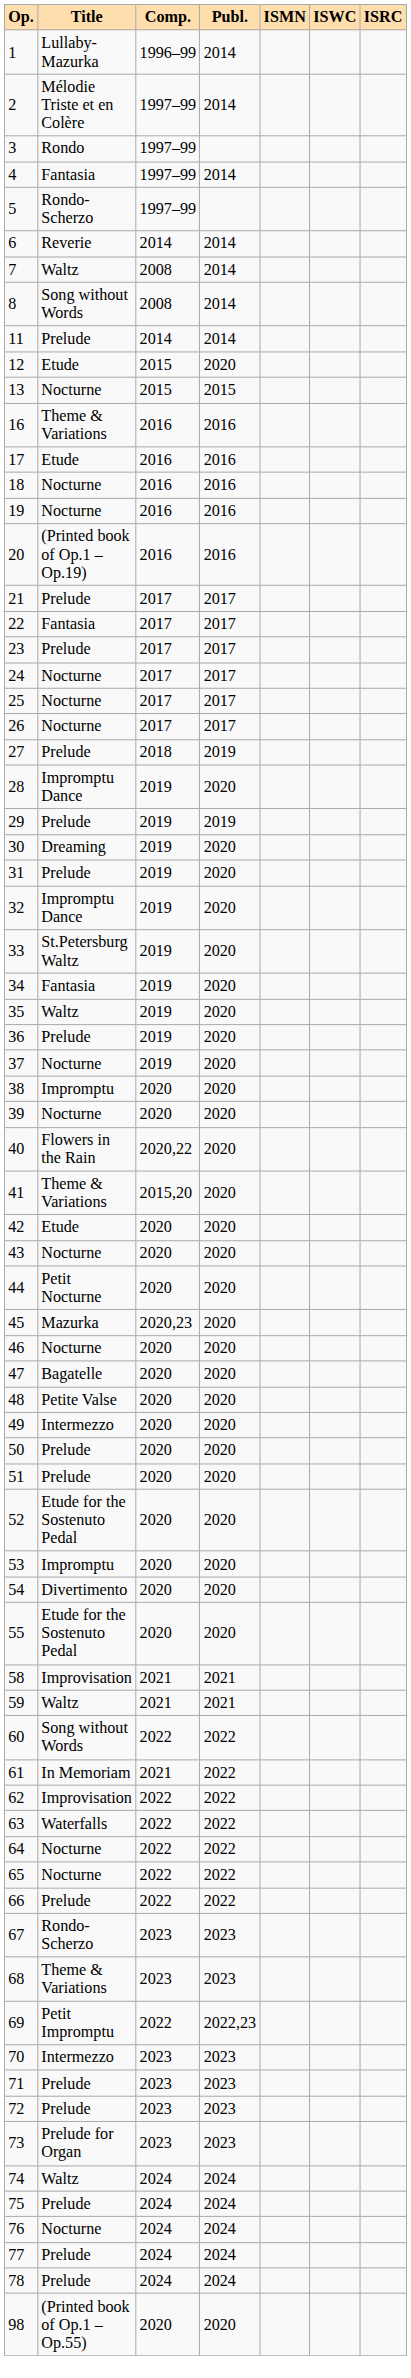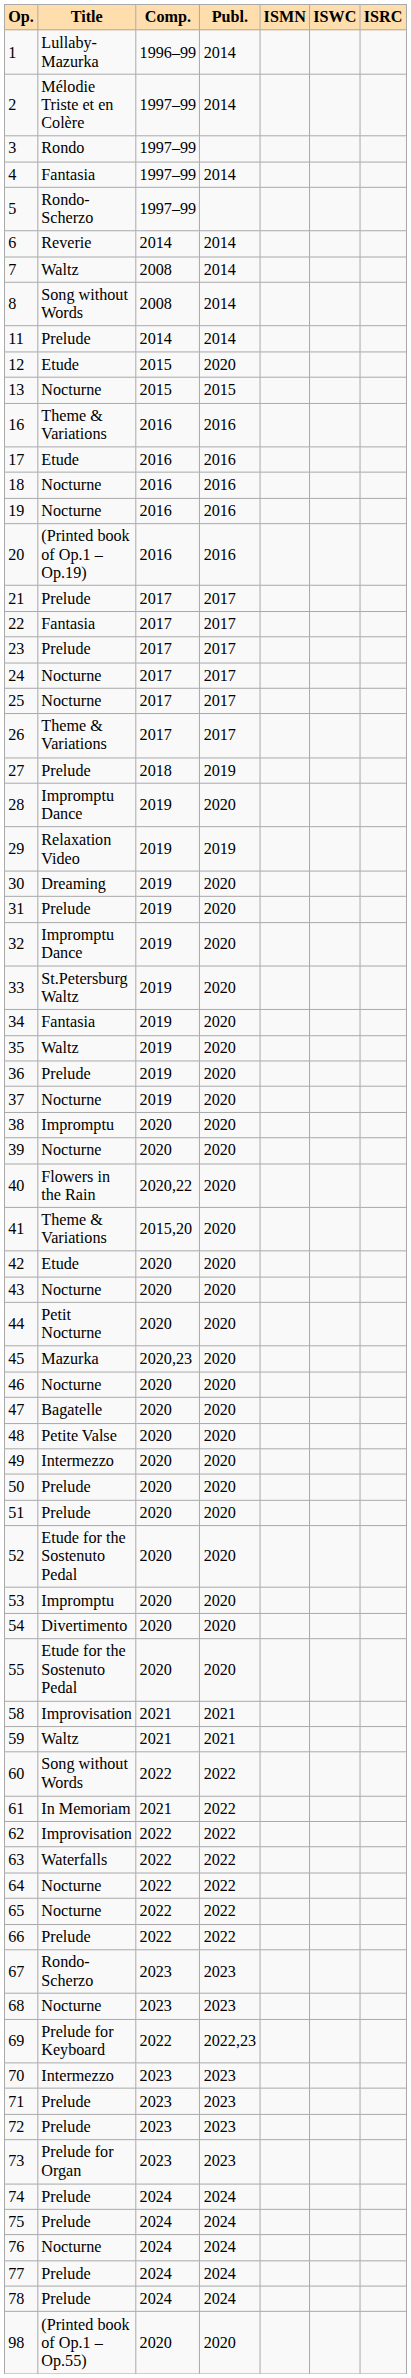(71, 726) Nocturne -> (74, 735) Theme & Variations
(66, 821) Prelude -> (76, 848) Relaxation Video
(74, 1978) Theme & Variations -> (71, 2006) Nocturne
(78, 2022) Petit Impromptu -> (77, 2040) Prelude for Keyboard
(60, 2178) Waltz -> (66, 2196) Prelude
